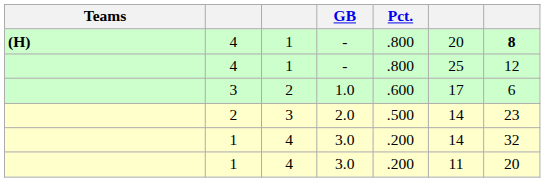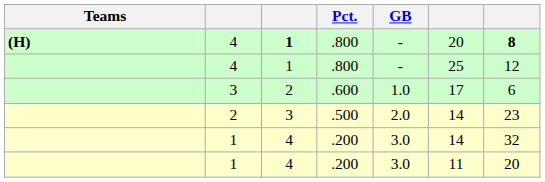columns swapped: (400, 16) <-> (345, 16)
(289, 41) normal -> (289, 41) bold
